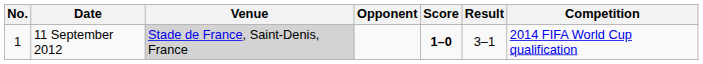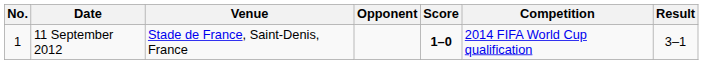columns swapped: (484, 14) <-> (602, 14)
(234, 42) lightgrey background -> (234, 42) no background
